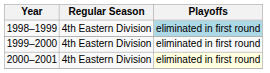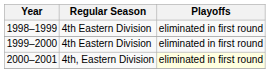(208, 28) lightblue background -> (211, 28) no background
(107, 60) 4th Eastern Division -> (108, 60) 4th, Eastern Division
